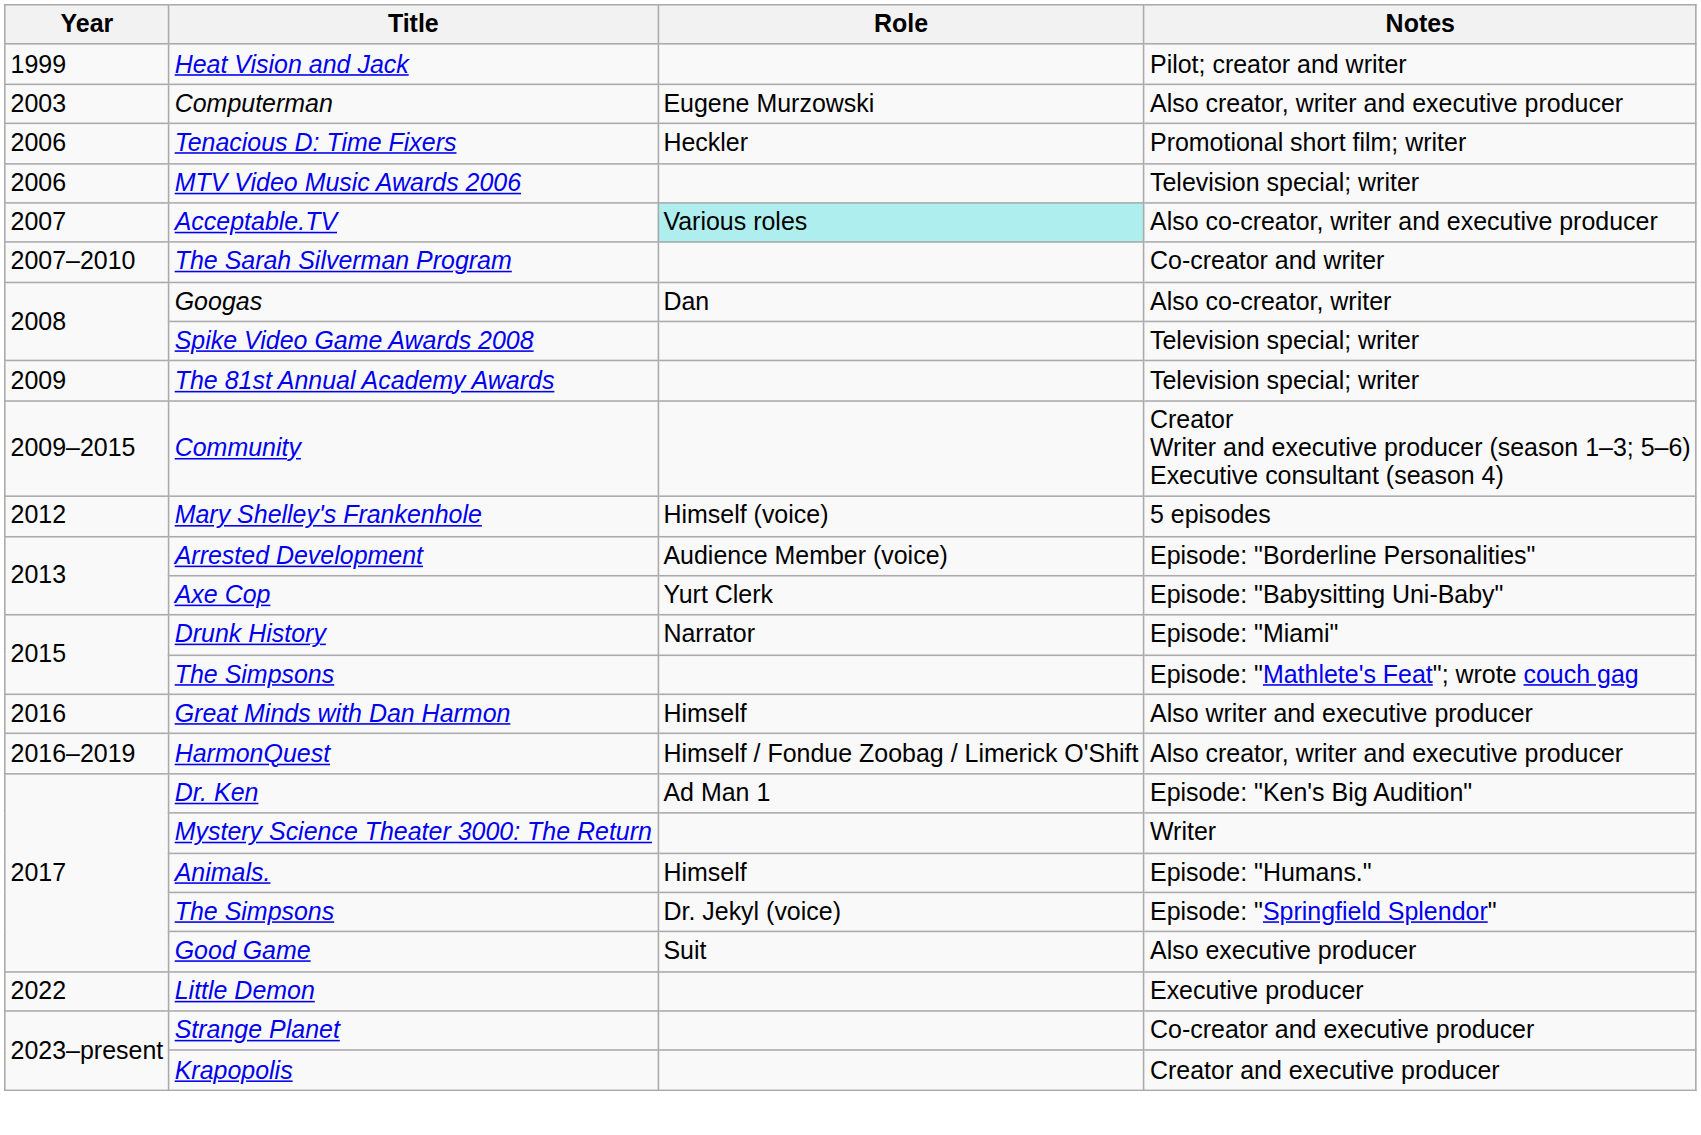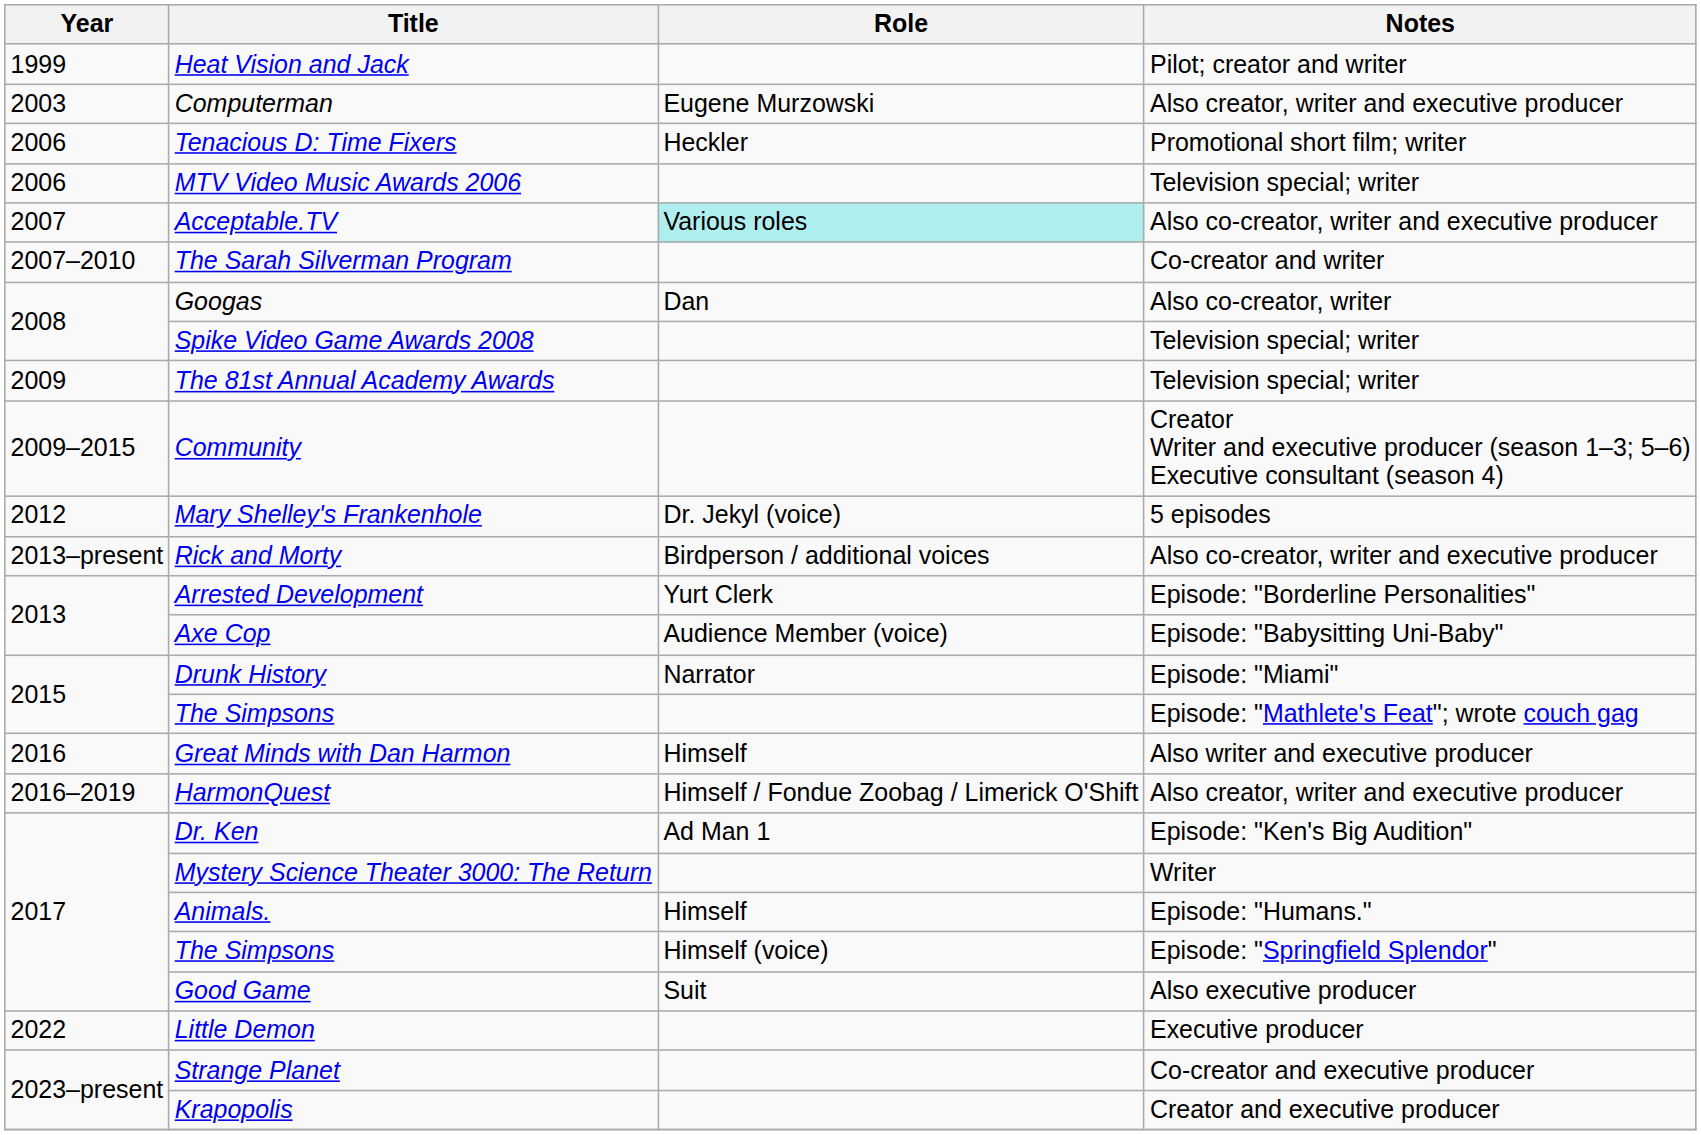(746, 515) Himself (voice) -> (752, 515) Dr. Jekyl (voice)
+ row: (258, 555)
(806, 555) Audience Member (voice) -> (718, 595) Yurt Clerk
(718, 595) Yurt Clerk -> (806, 634) Audience Member (voice)
(752, 911) Dr. Jekyl (voice) -> (746, 951) Himself (voice)
